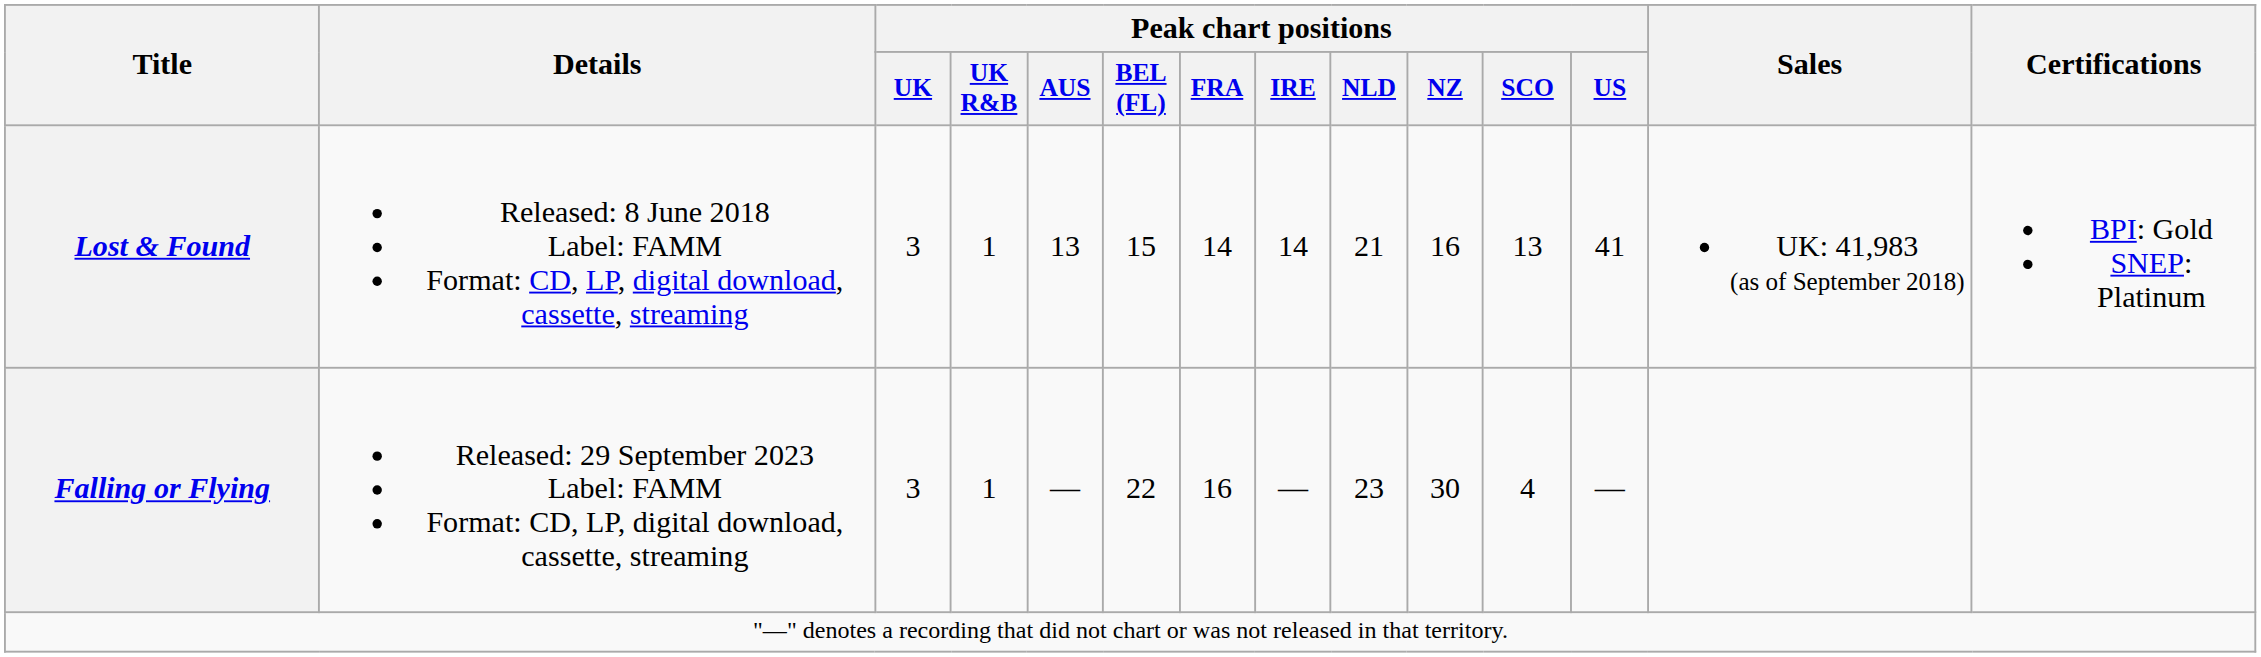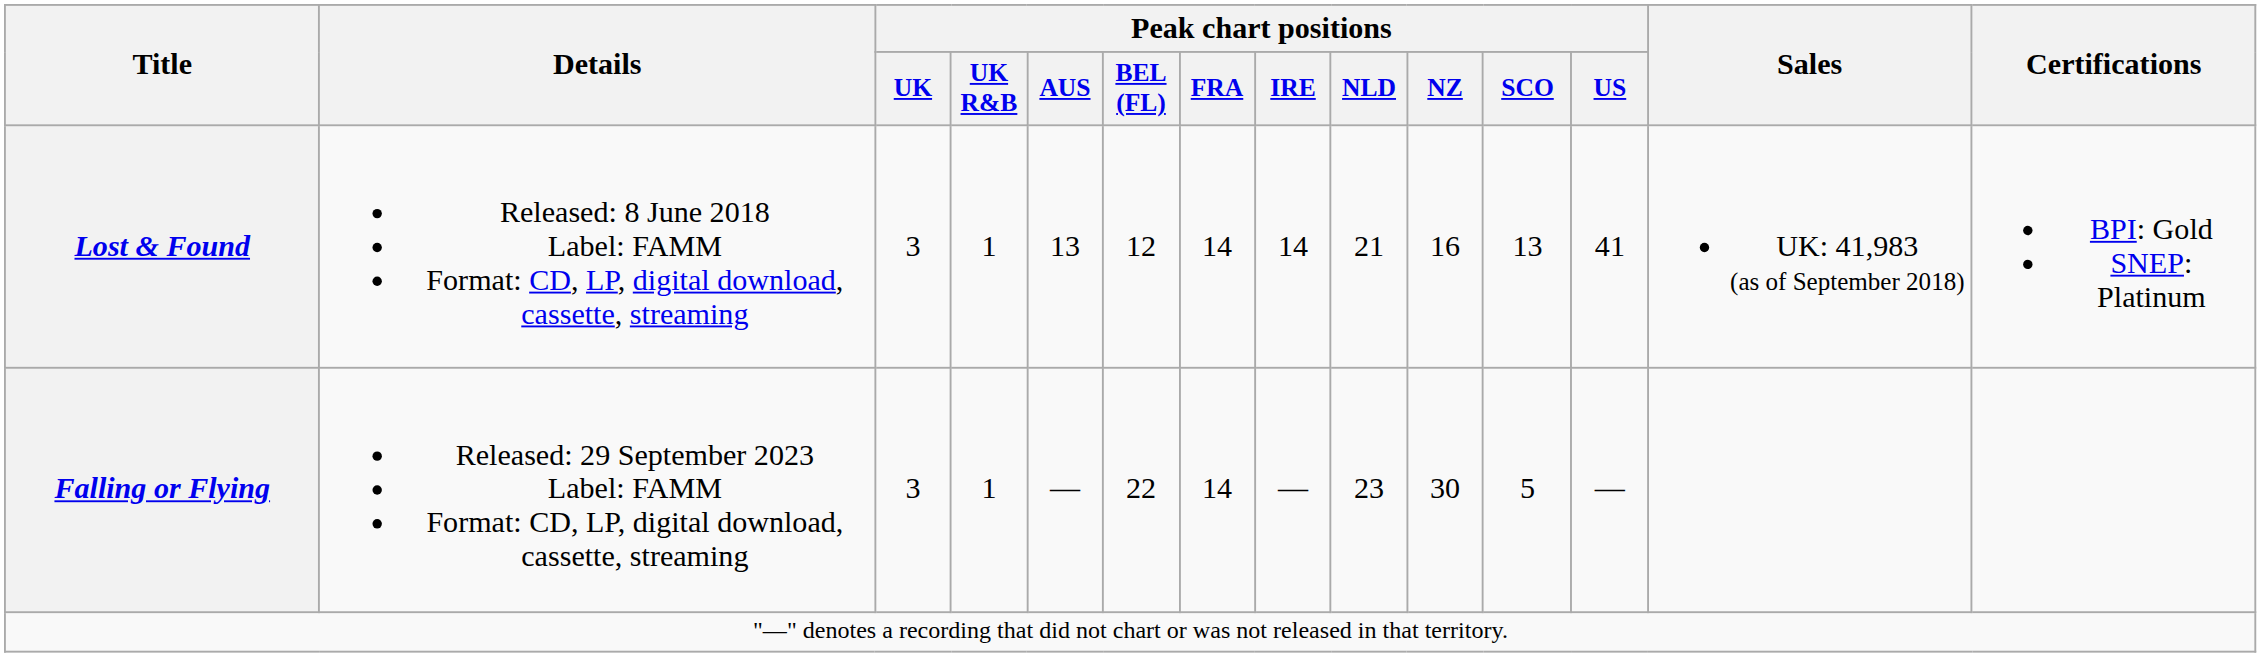(1141, 246) 15 -> (1141, 246) 12
(1217, 489) 16 -> (1217, 489) 14
(1527, 489) 4 -> (1527, 489) 5
